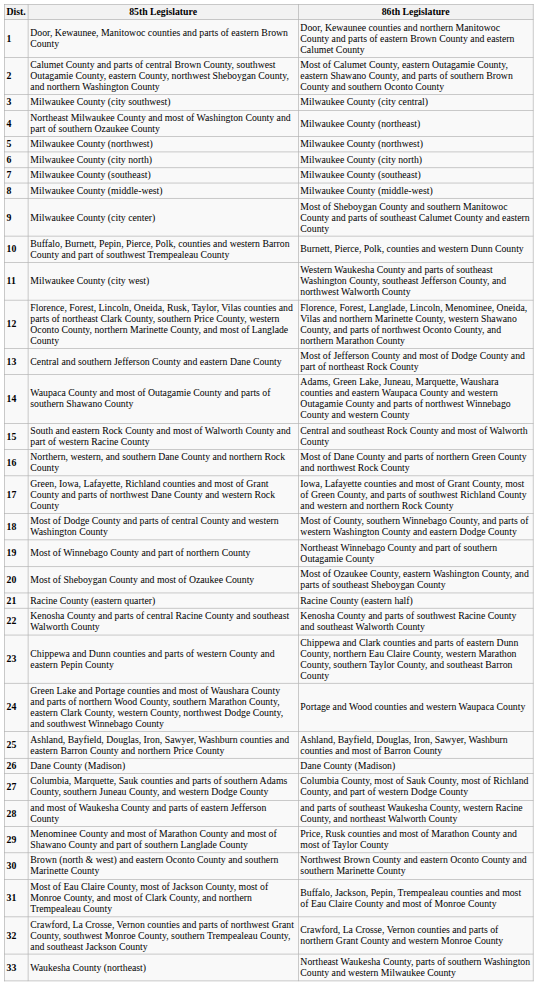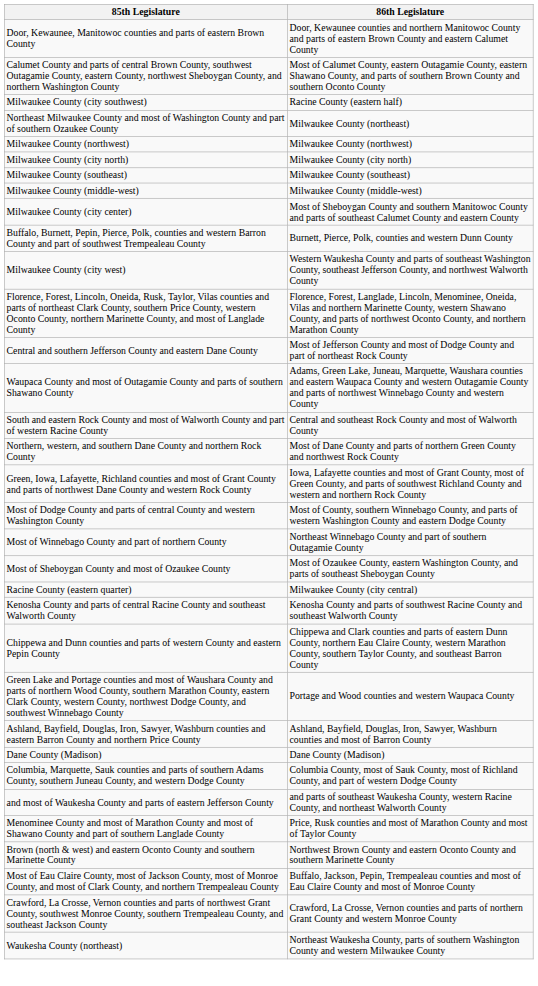- column: (16, 12)
(364, 102) Milwaukee County (city central) -> (346, 102) Racine County (eastern half)
(357, 600) Racine County (eastern half) -> (353, 589) Milwaukee County (city central)
